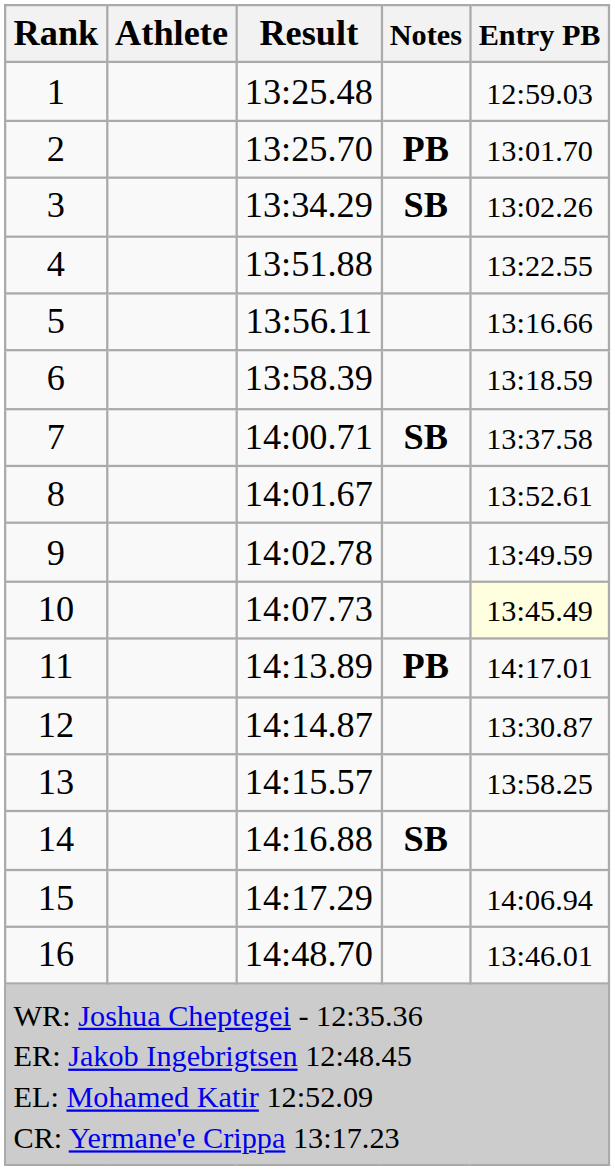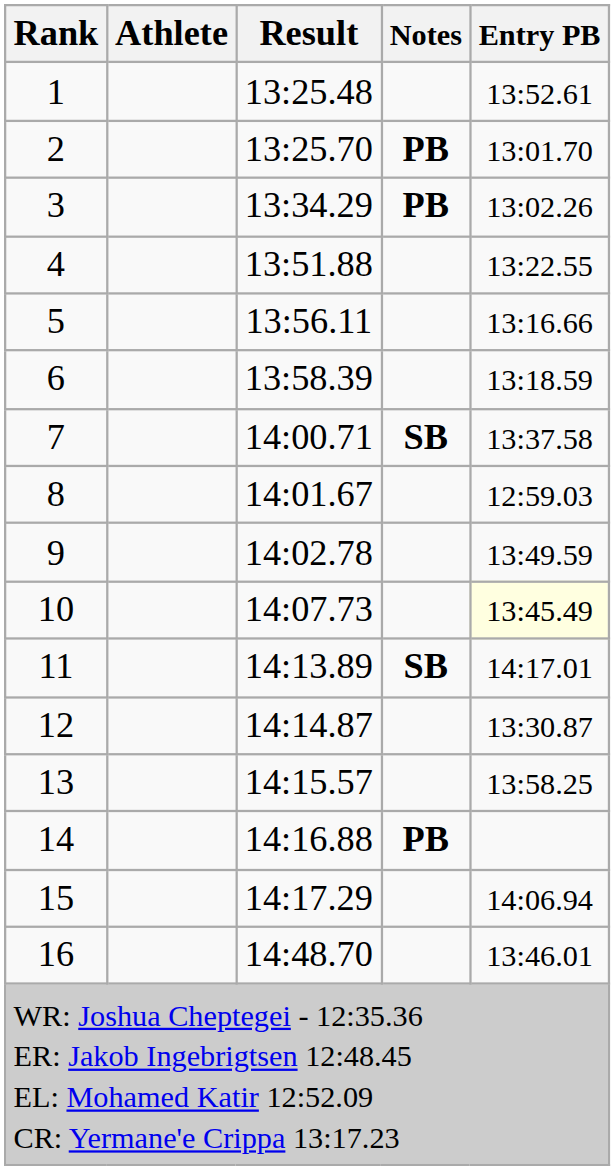(540, 93) 12:59.03 -> (540, 93) 13:52.61
(426, 206) SB -> (426, 206) PB
(540, 496) 13:52.61 -> (540, 496) 12:59.03
(426, 666) PB -> (426, 666) SB
(426, 839) SB -> (426, 839) PB
